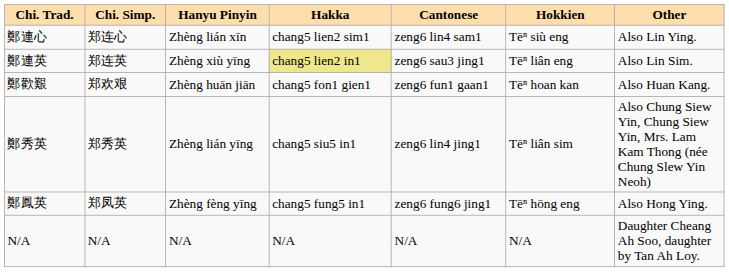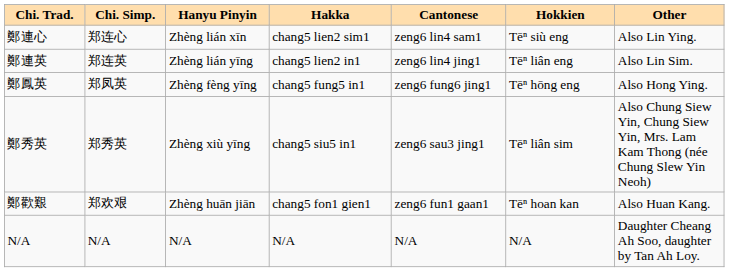(209, 60) Zhèng xiù yīng -> (211, 60) Zhèng lián yīng
(316, 60) khaki background -> (316, 60) no background
(440, 60) zeng6 sau3 jing1 -> (438, 60) zeng6 lin4 jing1
rows swapped: (27, 84) <-> (27, 203)
(211, 144) Zhèng lián yīng -> (209, 144) Zhèng xiù yīng
(438, 144) zeng6 lin4 jing1 -> (440, 144) zeng6 sau3 jing1
